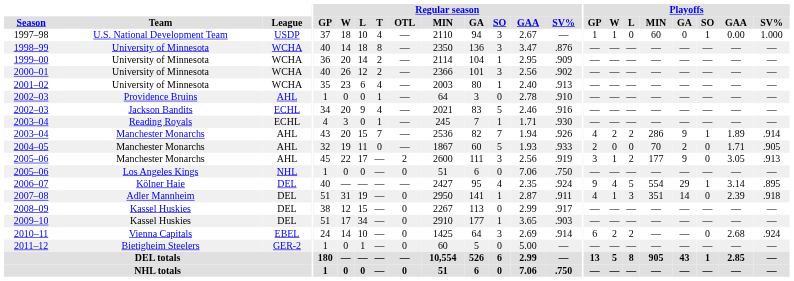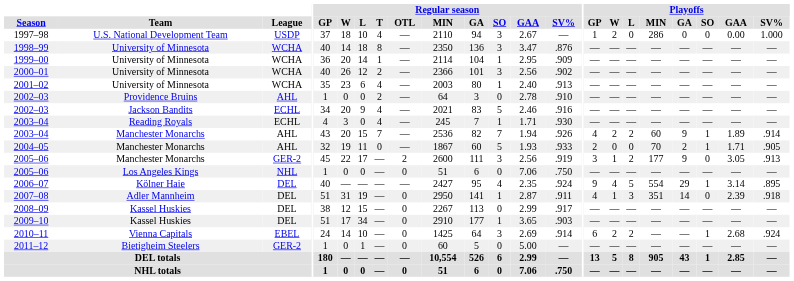(614, 35) 1 -> (614, 35) 2
(656, 35) 60 -> (656, 35) 286
(708, 35) 1 -> (708, 35) 0
(379, 59) 2 -> (379, 59) 1
(379, 97) 1 -> (379, 97) 2
(379, 121) 1 -> (379, 121) 4
(656, 134) 286 -> (656, 134) 60
(708, 146) 0 -> (708, 146) 1
(287, 159) AHL -> (287, 159) GER-2
(708, 233) 0 -> (708, 233) 1
